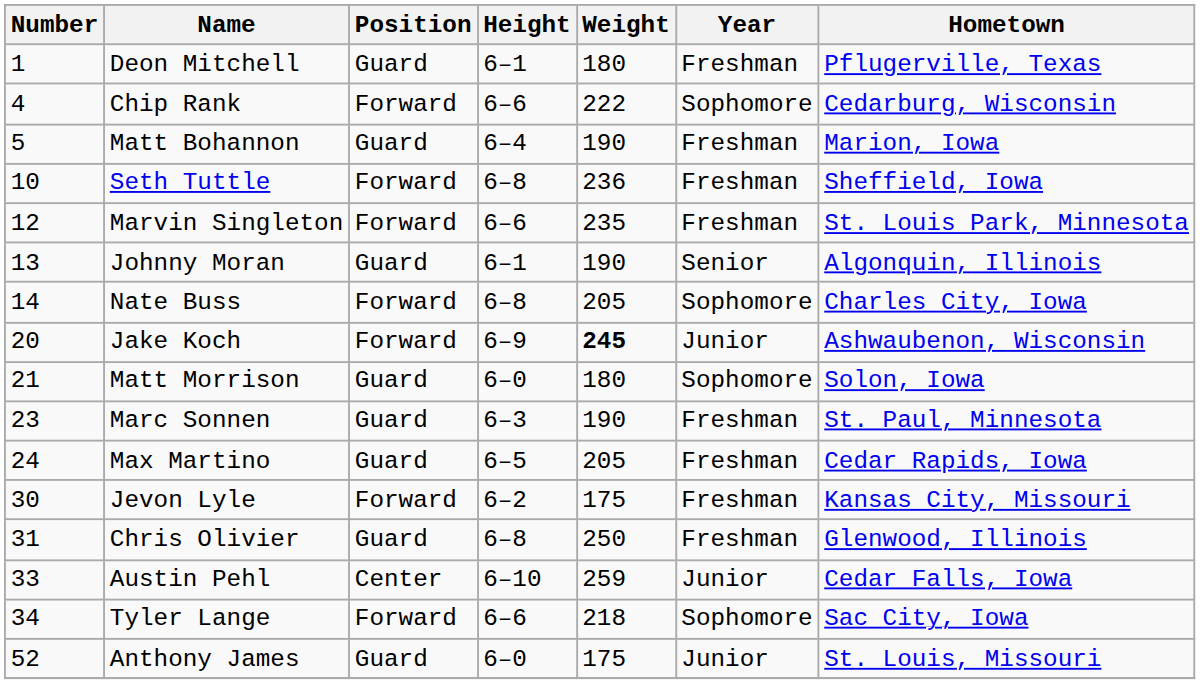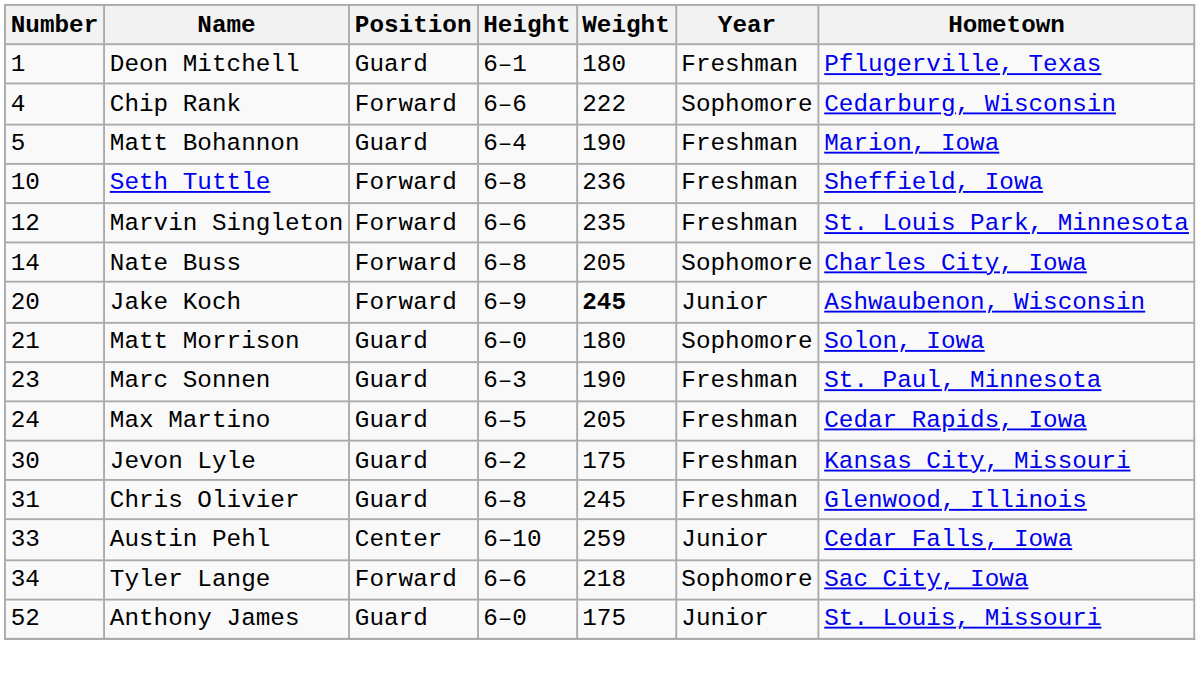- row: (197, 262)
(406, 500) Forward -> (391, 461) Guard
(604, 540) 250 -> (604, 500) 245
